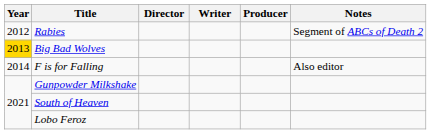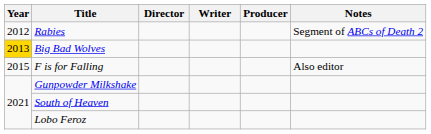(18, 66) 2014 -> (18, 66) 2015
